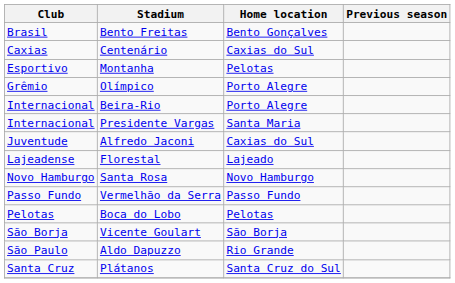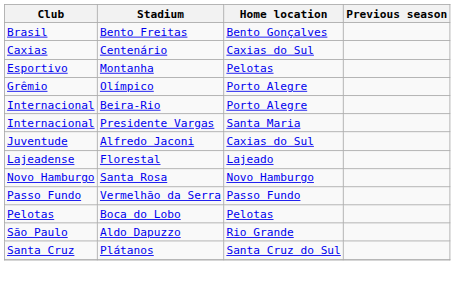- row: (150, 232)
